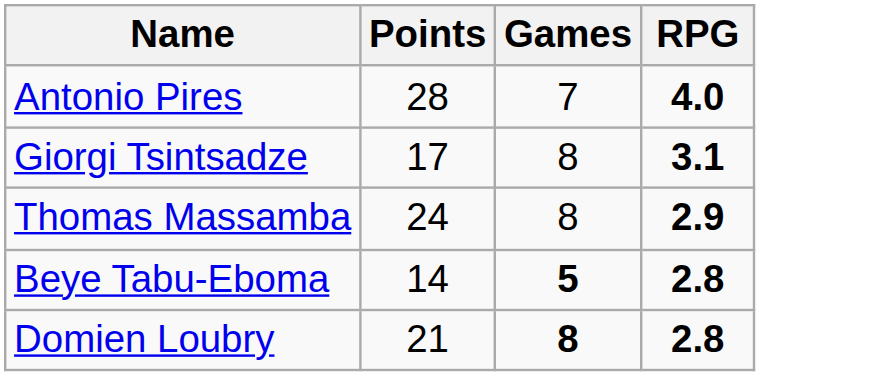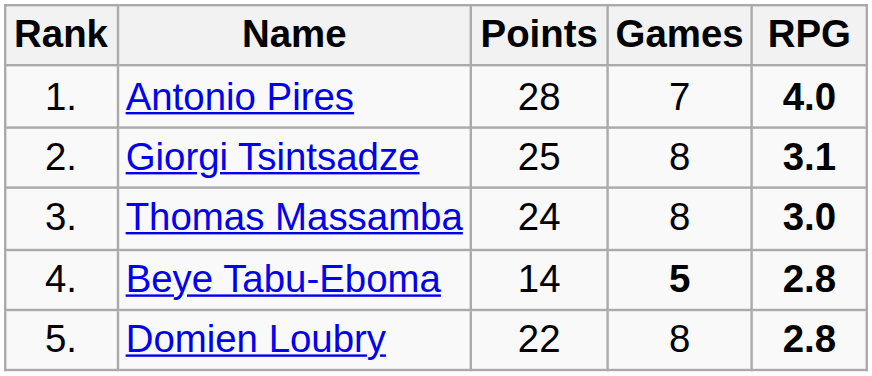+ column: (61, 34)
(428, 156) 17 -> (539, 156) 25
(698, 217) 2.9 -> (809, 217) 3.0
(428, 339) 21 -> (539, 339) 22
(568, 339) bold -> (680, 339) normal
